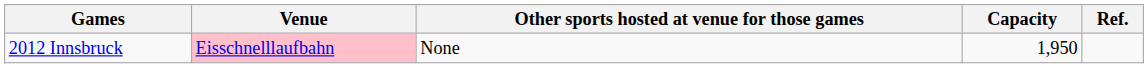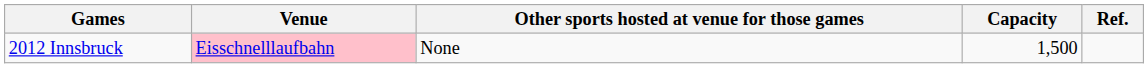(1057, 47) 1,950 -> (1057, 47) 1,500
